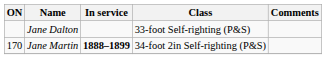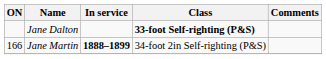(192, 29) normal -> (195, 29) bold
(15, 45) 170 -> (15, 45) 166
